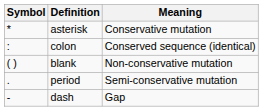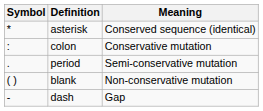(158, 30) Conservative mutation -> (180, 30) Conserved sequence (identical)
(180, 47) Conserved sequence (identical) -> (158, 47) Conservative mutation
rows swapped: (65, 81) <-> (63, 64)
